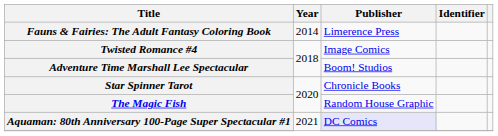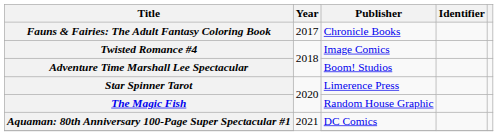(307, 31) 2014 -> (307, 31) 2017
(361, 31) Limerence Press -> (362, 31) Chronicle Books
(362, 85) Chronicle Books -> (361, 85) Limerence Press
(350, 121) lavender background -> (350, 121) no background
